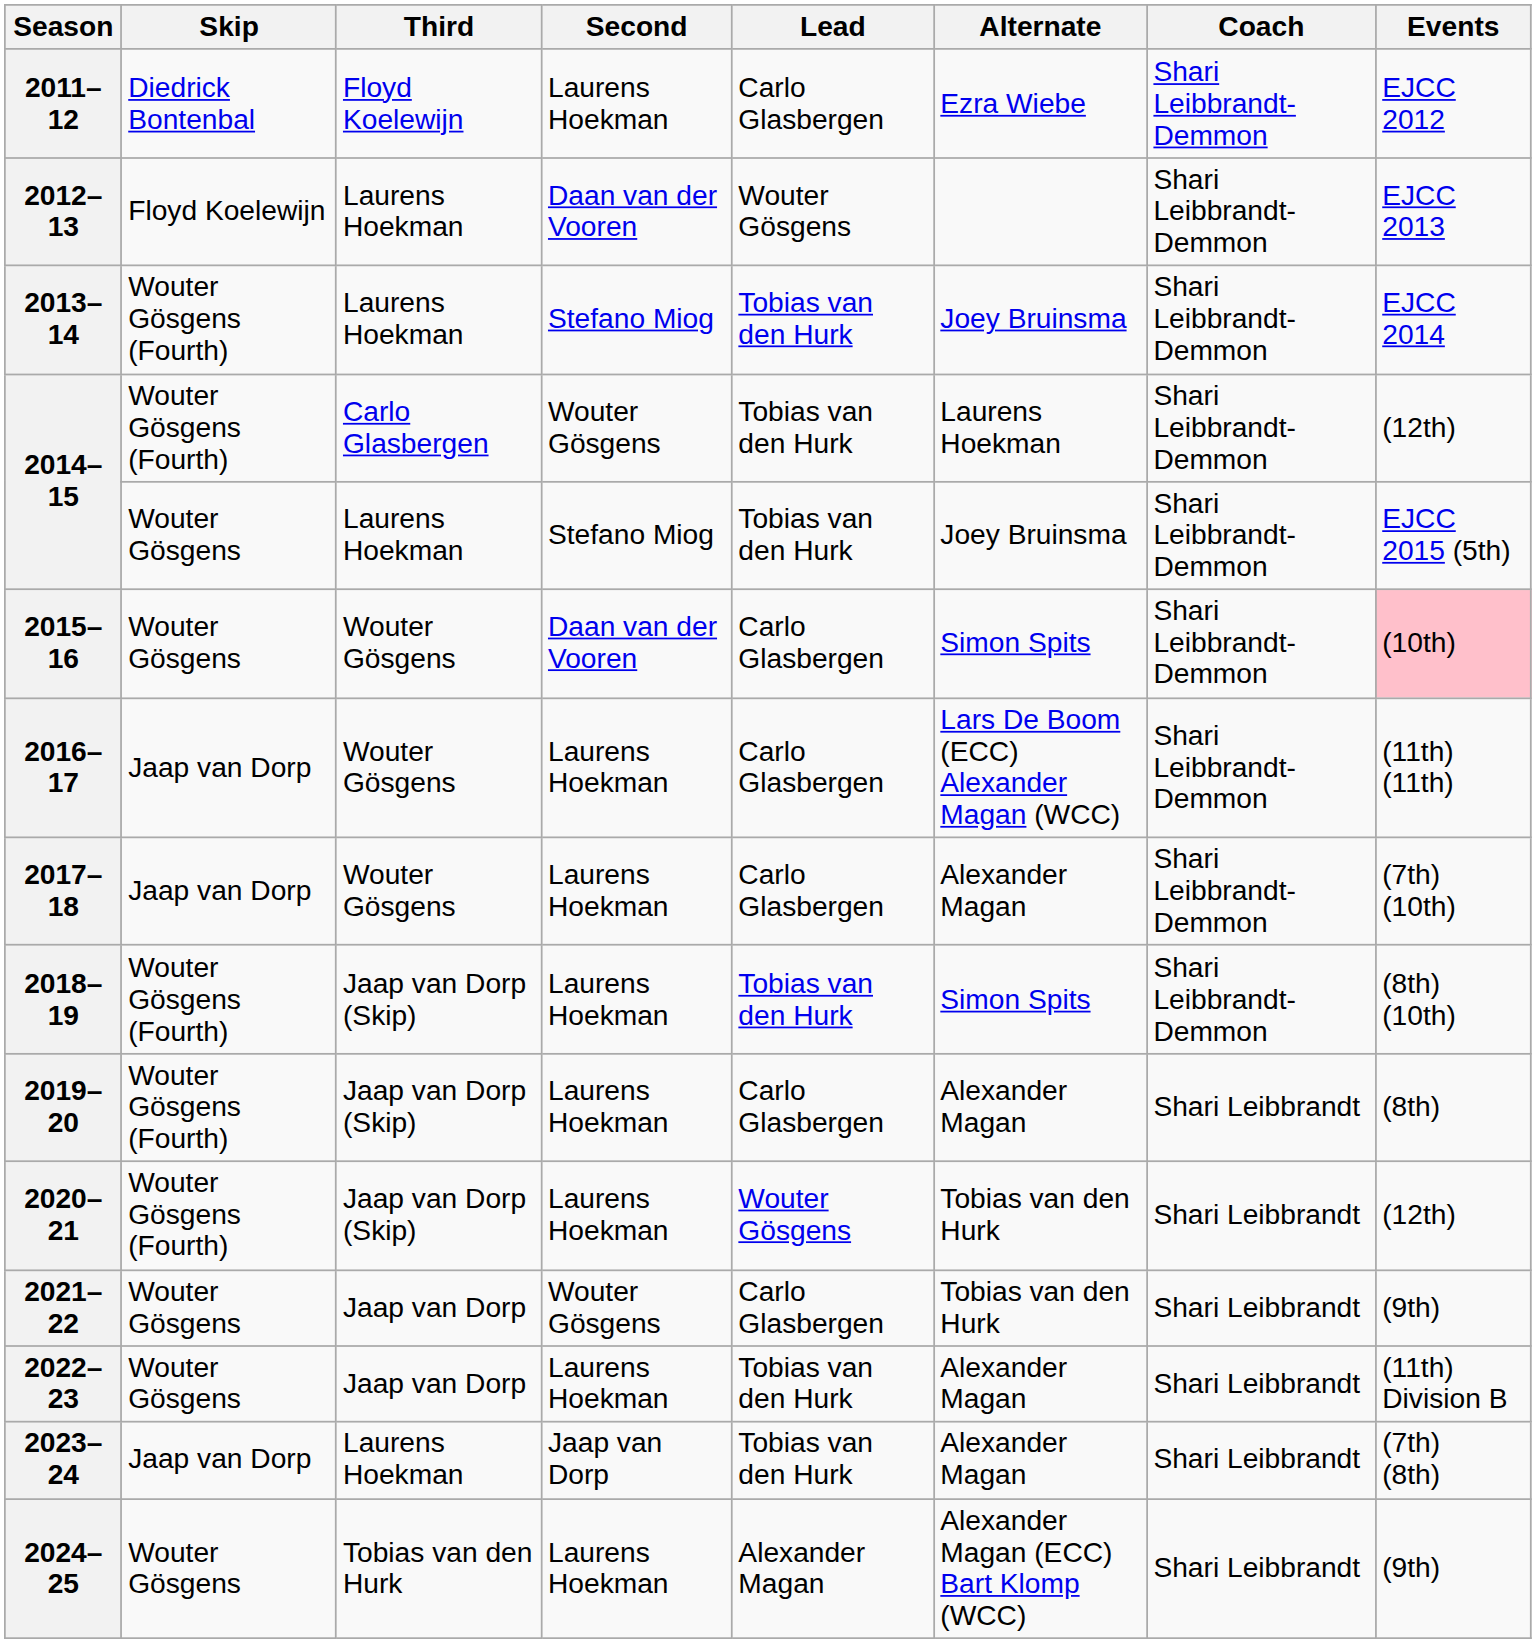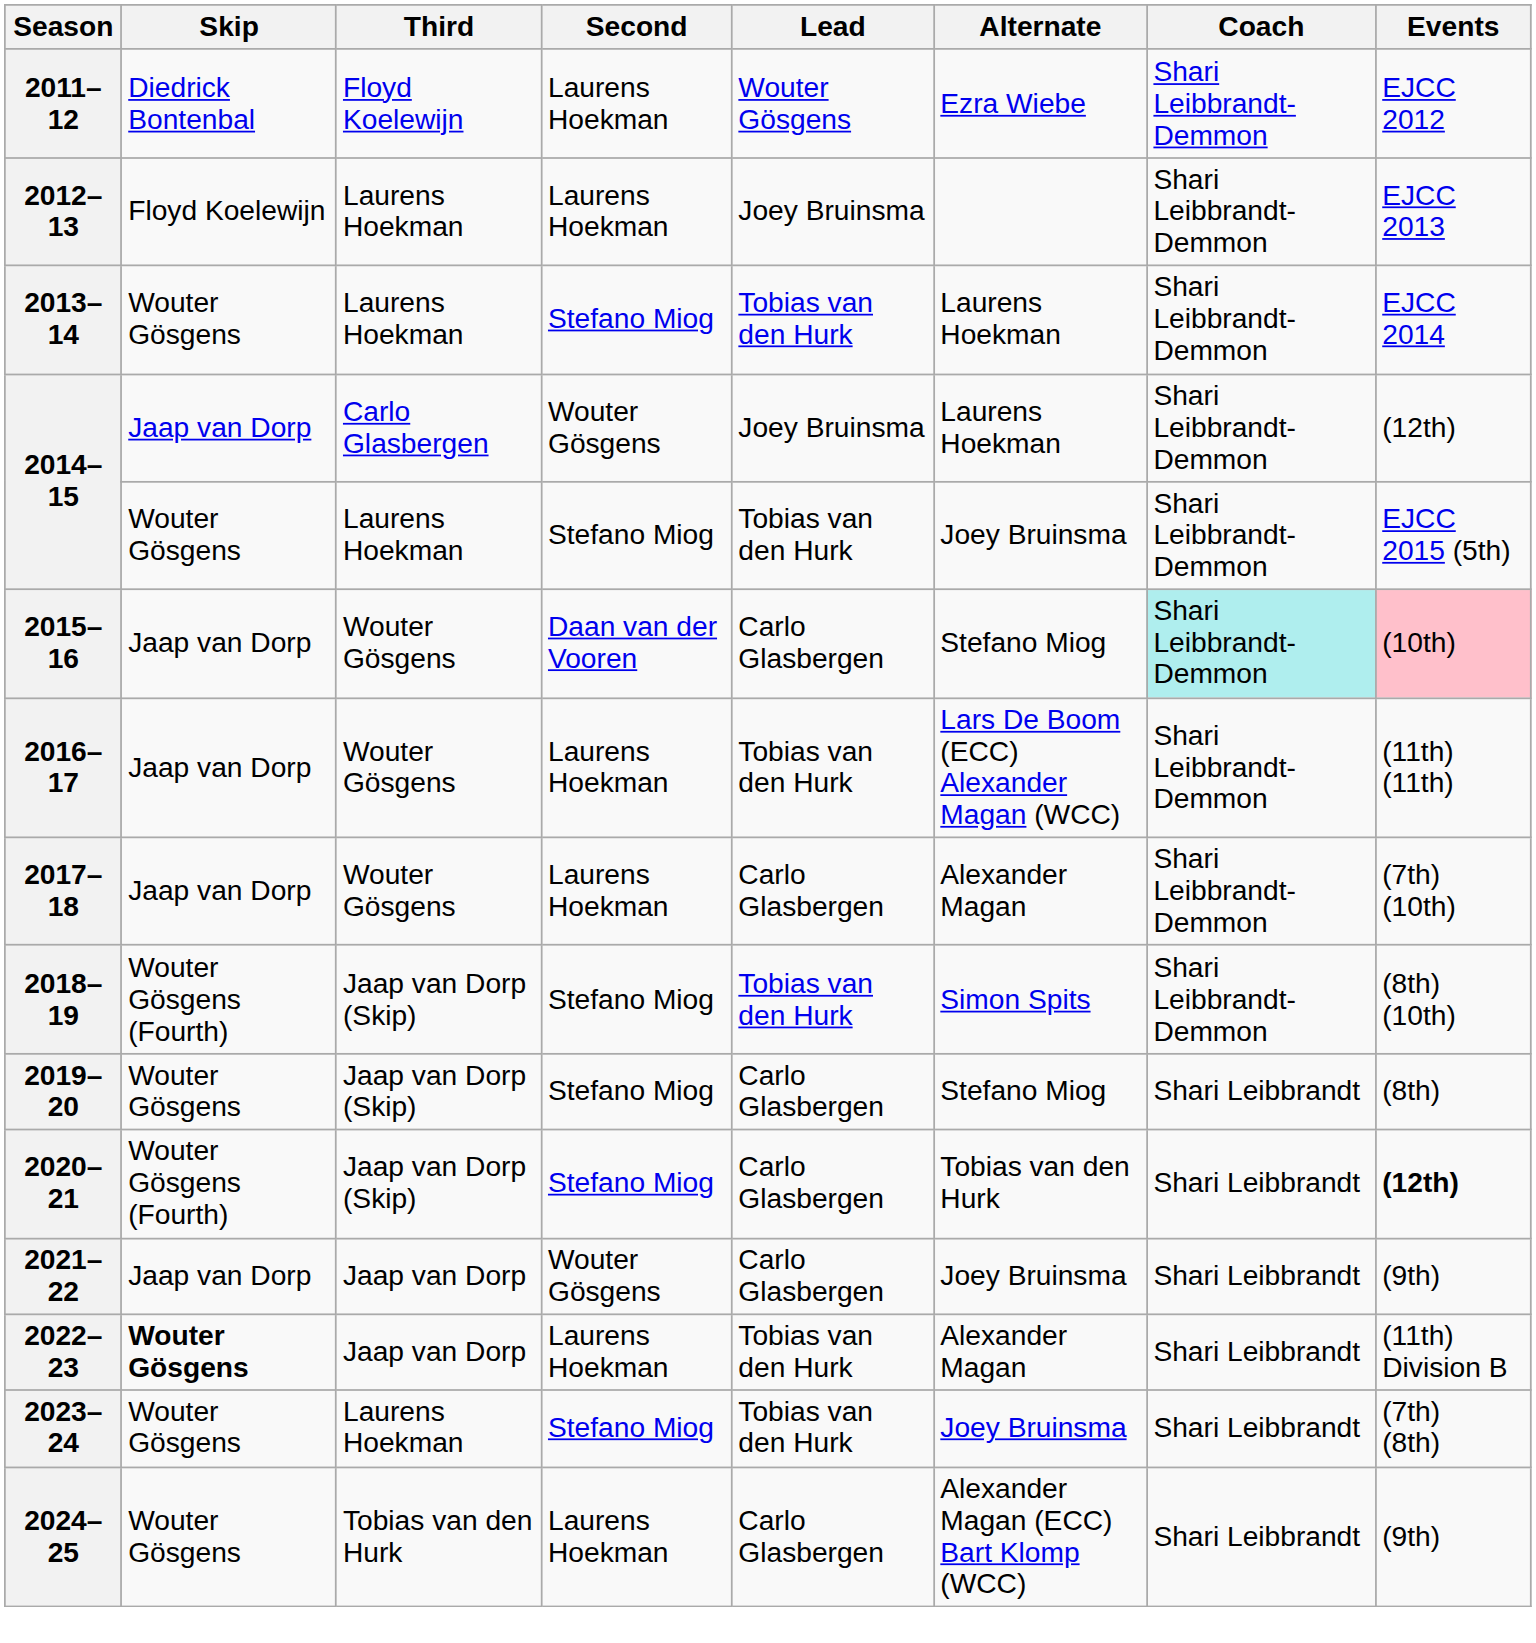(811, 103) Carlo Glasbergen -> (795, 103) Wouter Gösgens
(633, 211) Daan van der Vooren -> (608, 211) Laurens Hoekman
(795, 211) Wouter Gösgens -> (831, 211) Joey Bruinsma
(185, 319) Wouter Gösgens (Fourth) -> (185, 319) Wouter Gösgens
(1033, 319) Joey Bruinsma -> (1001, 319) Laurens Hoekman
(185, 427) Wouter Gösgens (Fourth) -> (220, 427) Jaap van Dorp
(806, 427) Tobias van den Hurk -> (831, 427) Joey Bruinsma
(185, 643) Wouter Gösgens -> (220, 643) Jaap van Dorp
(1015, 643) Simon Spits -> (1023, 643) Stefano Miog
(1225, 643) no background -> (1225, 643) paleturquoise background
(811, 767) Carlo Glasbergen -> (806, 767) Tobias van den Hurk
(608, 999) Laurens Hoekman -> (631, 999) Stefano Miog
(185, 1107) Wouter Gösgens (Fourth) -> (185, 1091) Wouter Gösgens
(608, 1107) Laurens Hoekman -> (631, 1091) Stefano Miog
(1004, 1107) Alexander Magan -> (1023, 1091) Stefano Miog
(608, 1215) Laurens Hoekman -> (631, 1183) Stefano Miog
(795, 1215) Wouter Gösgens -> (811, 1183) Carlo Glasbergen
(1419, 1215) normal -> (1421, 1183) bold
(185, 1307) Wouter Gösgens -> (220, 1275) Jaap van Dorp
(1035, 1307) Tobias van den Hurk -> (1033, 1275) Joey Bruinsma
(185, 1383) normal -> (188, 1351) bold
(220, 1459) Jaap van Dorp -> (185, 1428) Wouter Gösgens
(605, 1459) Jaap van Dorp -> (631, 1428) Stefano Miog
(1004, 1459) Alexander Magan -> (1033, 1428) Joey Bruinsma
(802, 1567) Alexander Magan -> (811, 1536) Carlo Glasbergen
